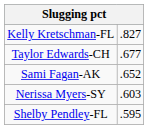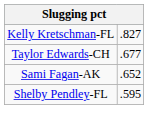- row: (61, 94)
